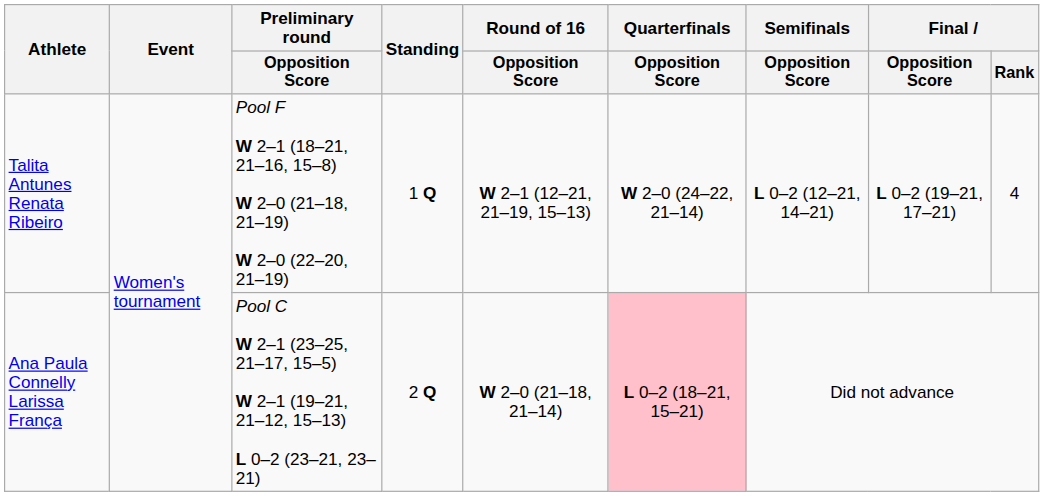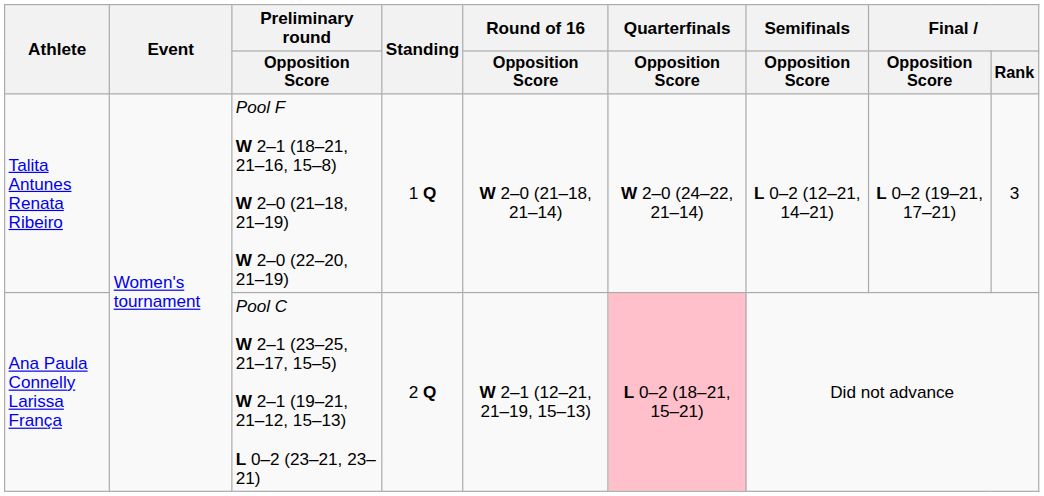(536, 203) W 2–1 (12–21, 21–19, 15–13) -> (536, 203) W 2–0 (21–18, 21–14)
(1014, 194) 4 -> (1014, 194) 3
(536, 402) W 2–0 (21–18, 21–14) -> (536, 402) W 2–1 (12–21, 21–19, 15–13)
